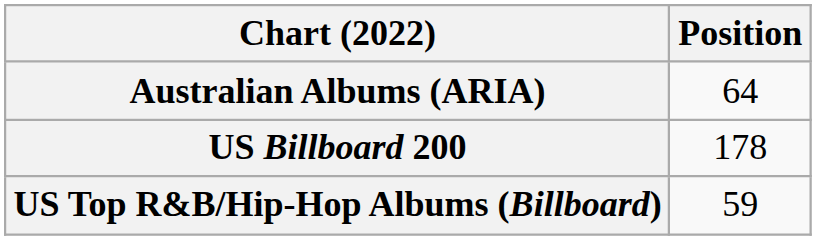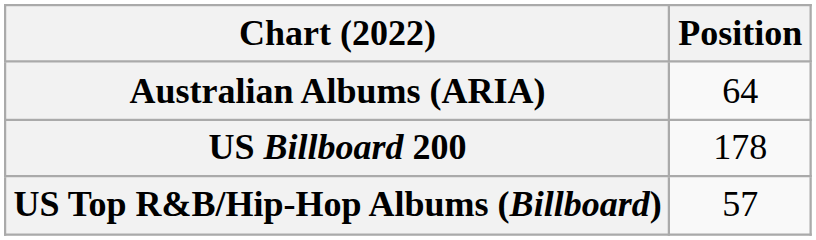(740, 204) 59 -> (740, 204) 57
